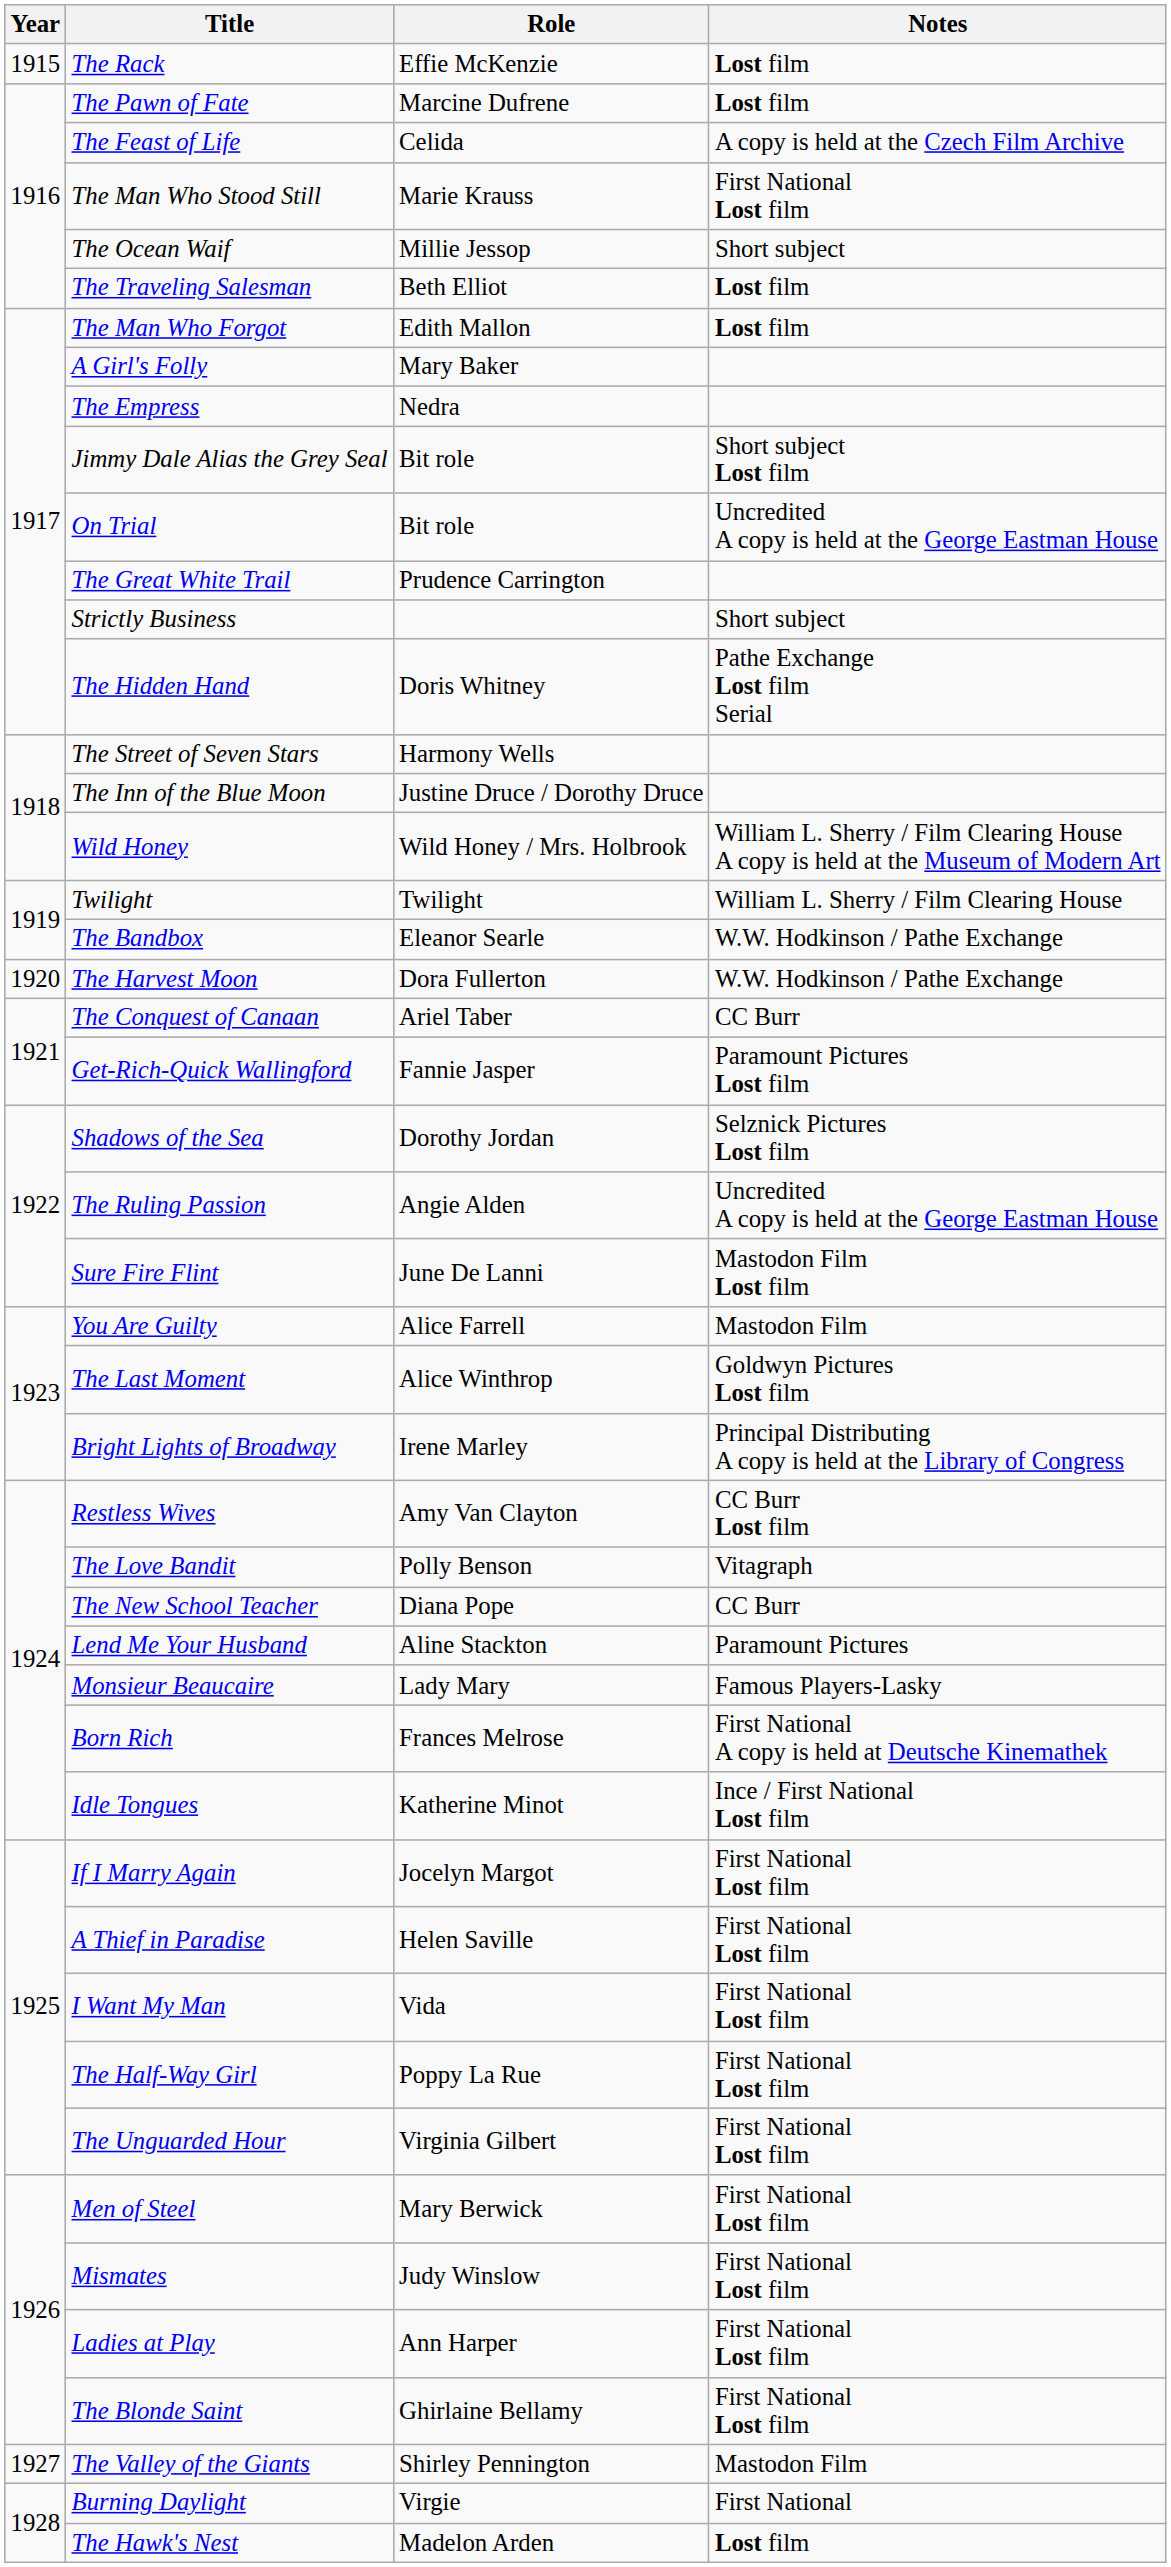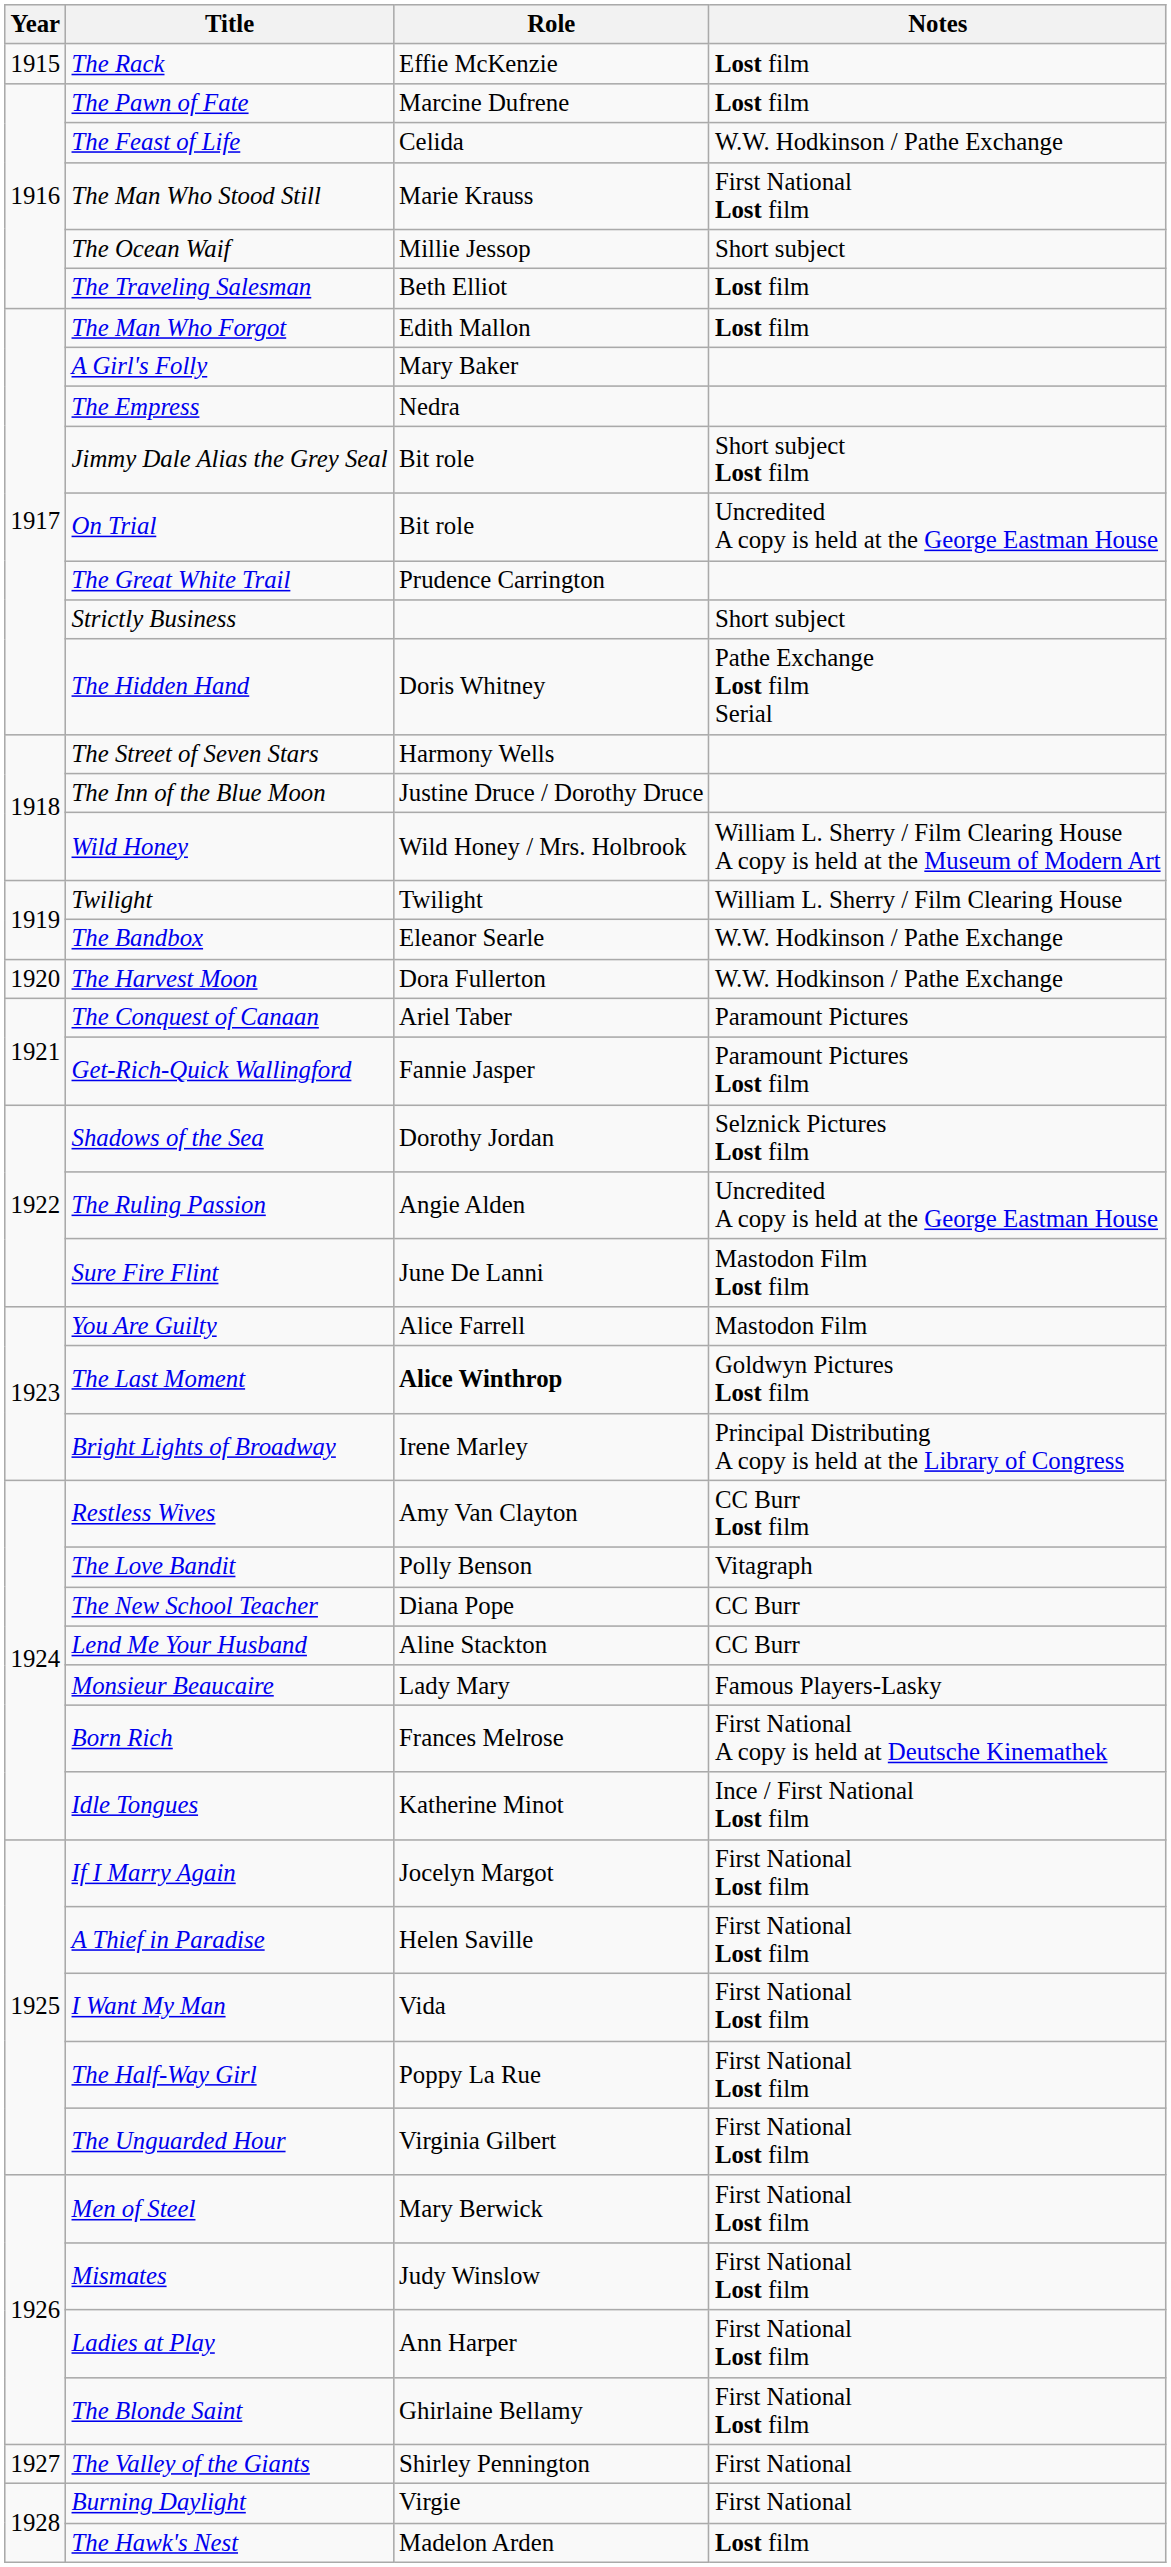(919, 142) A copy is held at the Czech Film Archive -> (889, 142) W.W. Hodkinson / Pathe Exchange
(757, 1017) CC Burr -> (812, 1017) Paramount Pictures
(476, 1379) normal -> (481, 1379) bold
(812, 1645) Paramount Pictures -> (757, 1645) CC Burr
(791, 2463) Mastodon Film -> (783, 2463) First National
